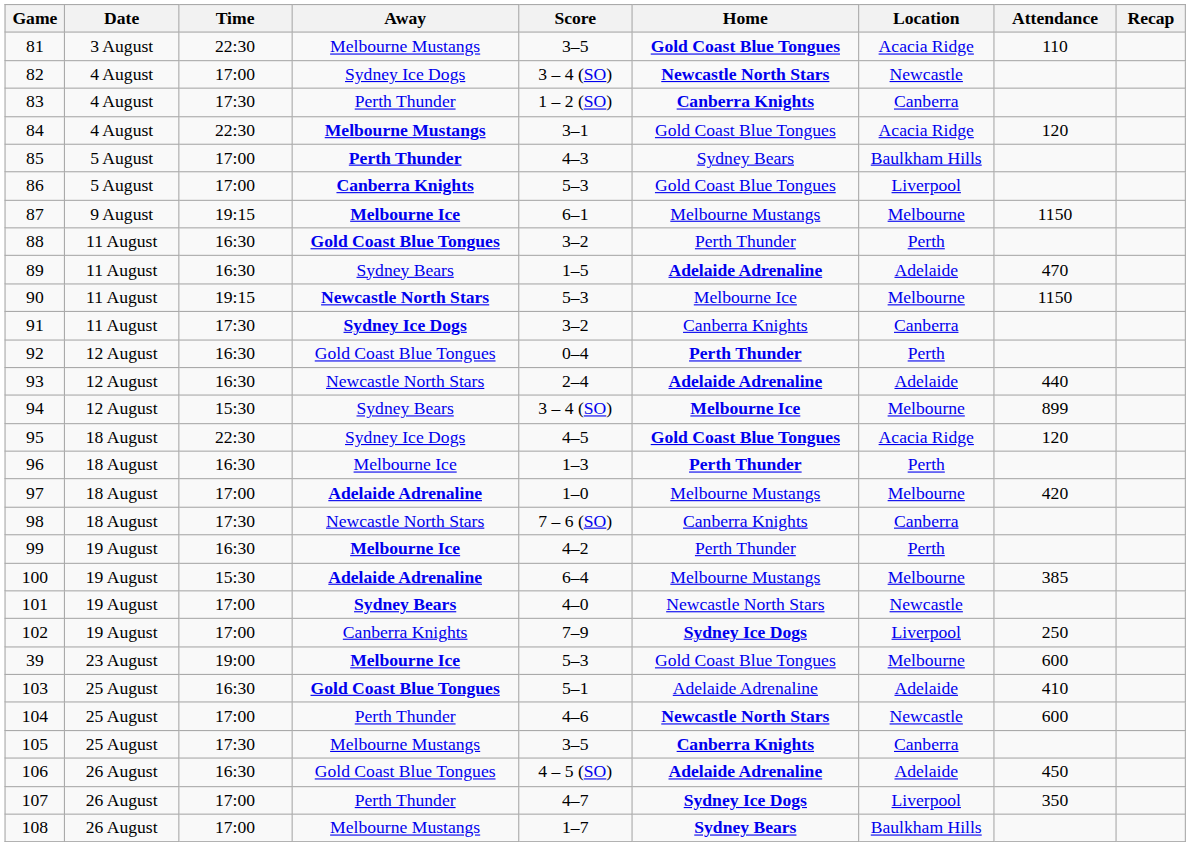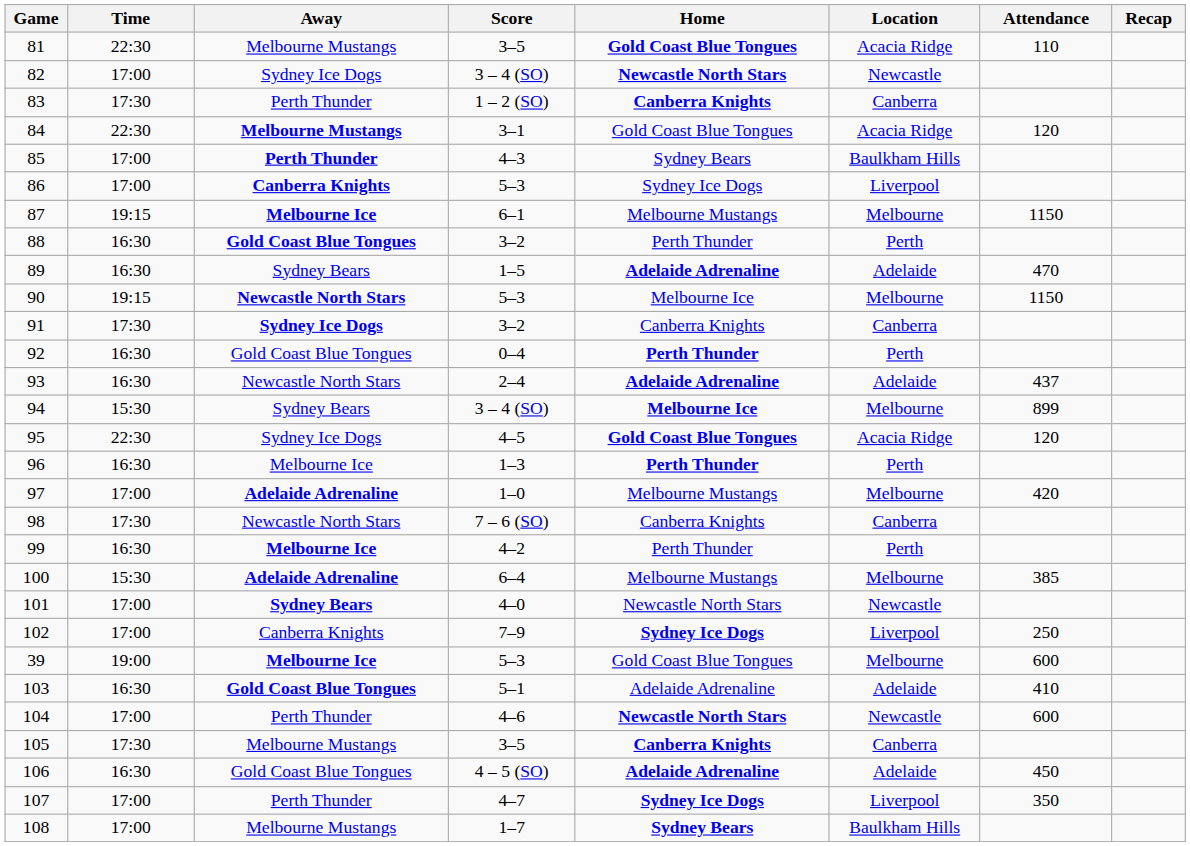- column: (122, 18)
(745, 185) Gold Coast Blue Tongues -> (702, 185) Sydney Ice Dogs
(1055, 381) 440 -> (1046, 381) 437
